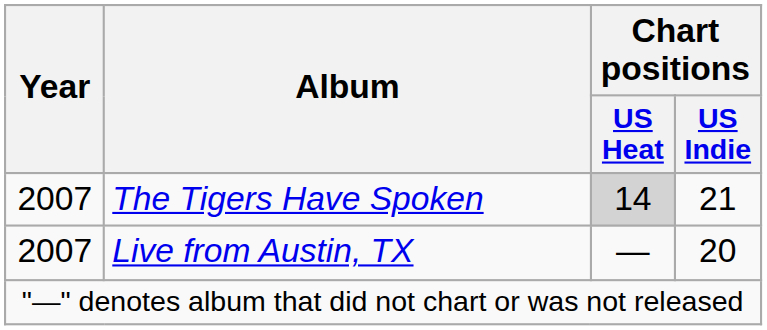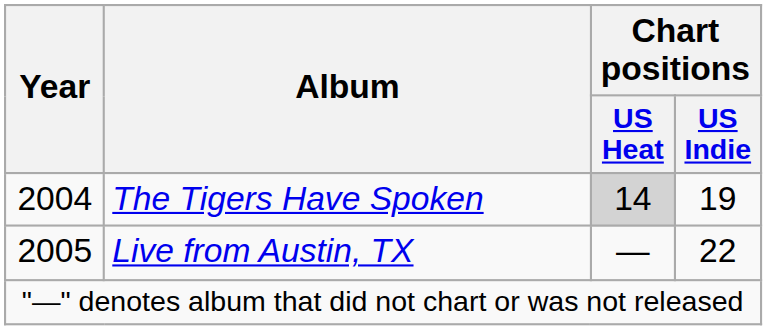(55, 198) 2007 -> (55, 198) 2004
(718, 198) 21 -> (718, 198) 19
(55, 252) 2007 -> (55, 252) 2005
(718, 252) 20 -> (718, 252) 22
